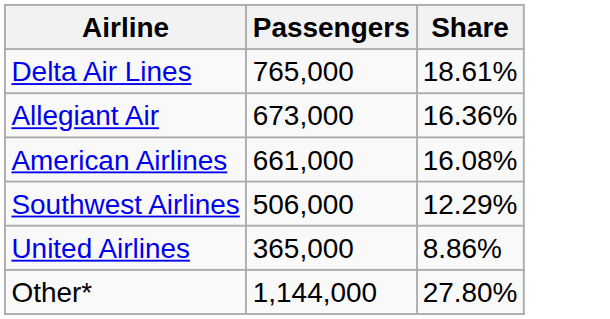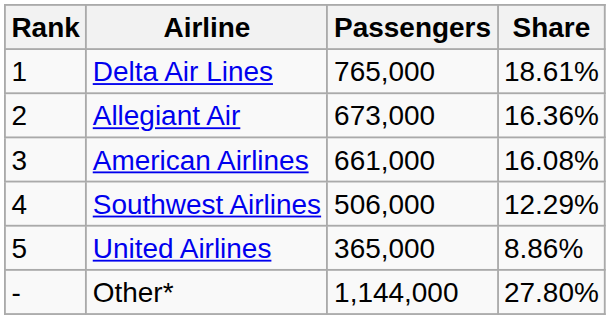+ column: (46, 27)
